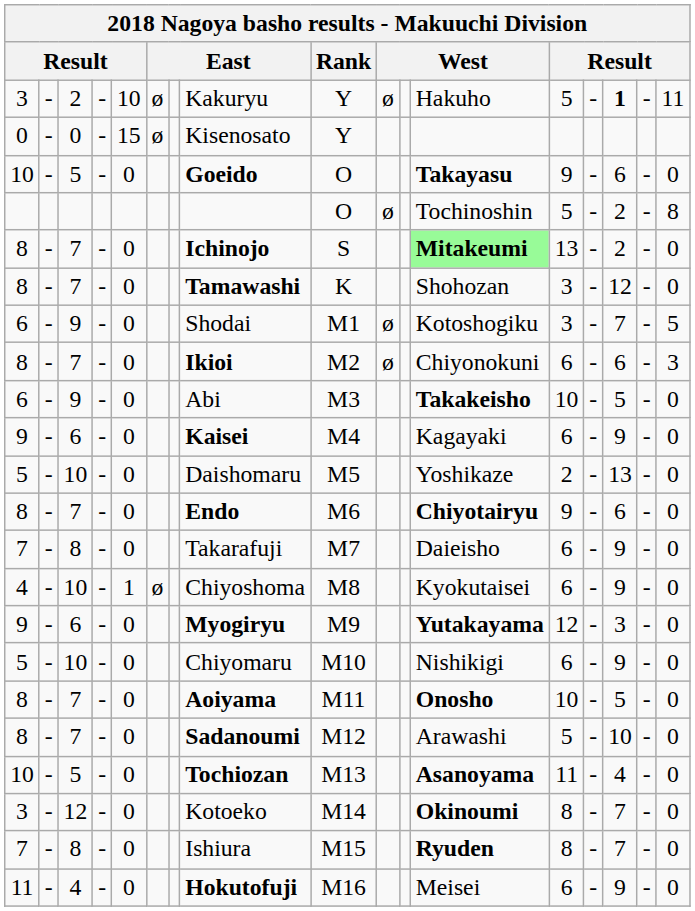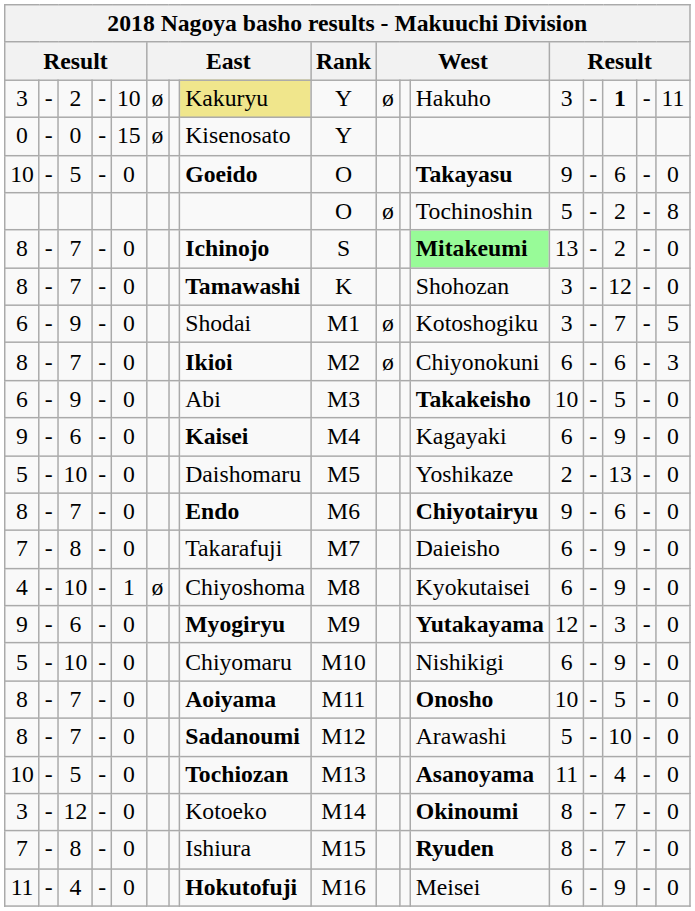(227, 98) no background -> (227, 98) khaki background
(567, 98) 5 -> (567, 98) 3
